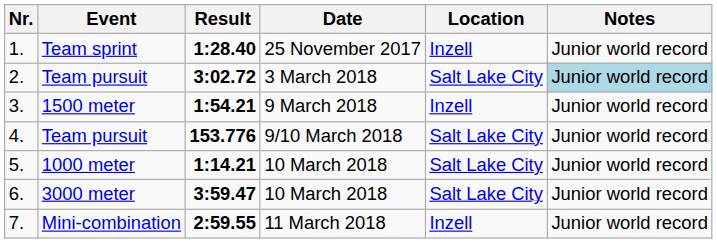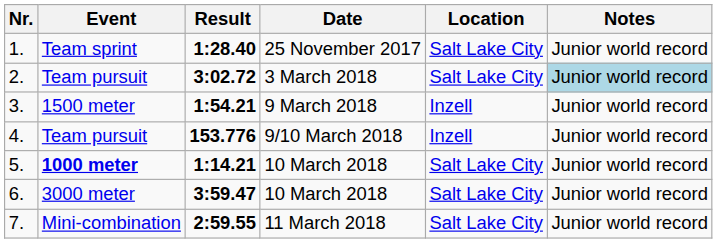(451, 48) Inzell -> (486, 48) Salt Lake City
(486, 135) Salt Lake City -> (451, 135) Inzell
(88, 164) normal -> (90, 164) bold
(451, 223) Inzell -> (486, 223) Salt Lake City
